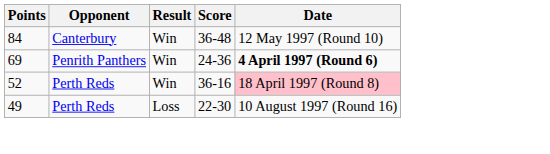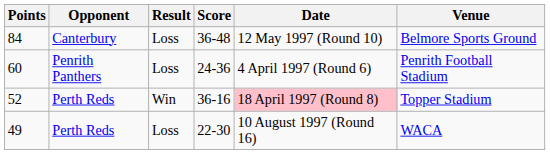+ column: (471, 15)
(165, 38) Win -> (165, 38) Loss
(15, 60) 69 -> (15, 68) 60
(165, 60) Win -> (165, 68) Loss
(308, 60) bold -> (304, 68) normal
